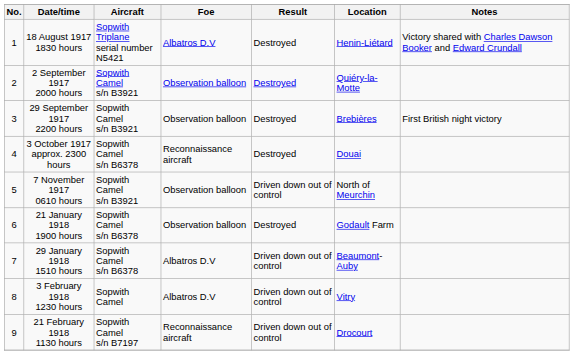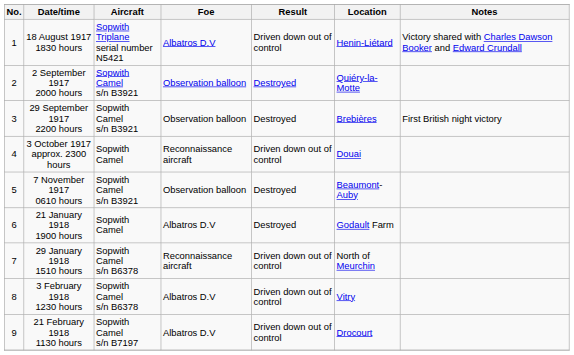(275, 42) Destroyed -> (293, 42) Driven down out of control
(117, 154) Sopwith Camel s/n B6378 -> (113, 154) Sopwith Camel
(275, 154) Destroyed -> (293, 154) Driven down out of control
(293, 190) Driven down out of control -> (275, 190) Destroyed
(356, 190) North of Meurchin -> (359, 190) Beaumont-Auby
(117, 226) Sopwith Camel s/n B6378 -> (113, 226) Sopwith Camel
(205, 226) Observation balloon -> (189, 226) Albatros D.V
(189, 261) Albatros D.V -> (198, 261) Reconnaissance aircraft
(359, 261) Beaumont-Auby -> (356, 261) North of Meurchin
(113, 297) Sopwith Camel -> (117, 297) Sopwith Camel s/n B6378
(198, 332) Reconnaissance aircraft -> (189, 332) Albatros D.V
